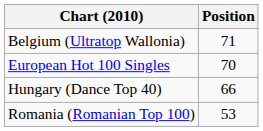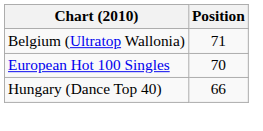- row: (101, 114)
